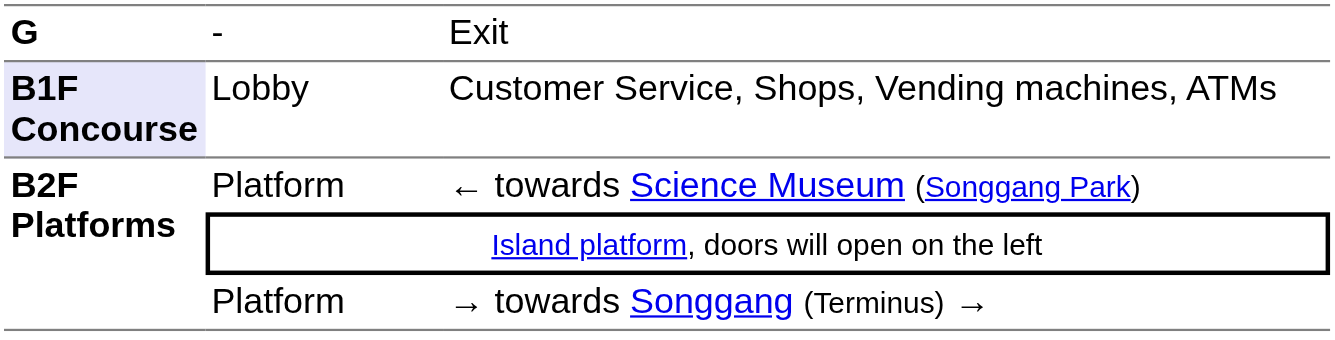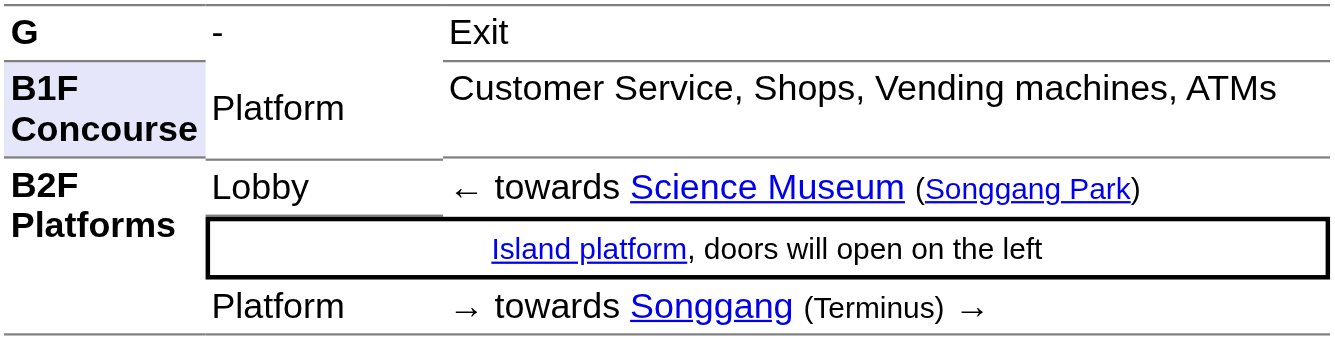(260, 88) Lobby -> (278, 108) Platform
(278, 184) Platform -> (260, 187) Lobby
